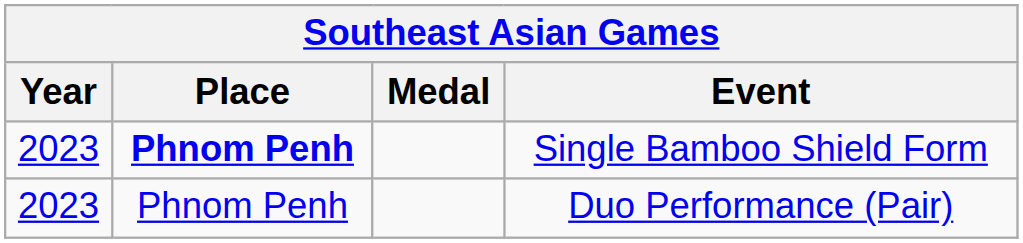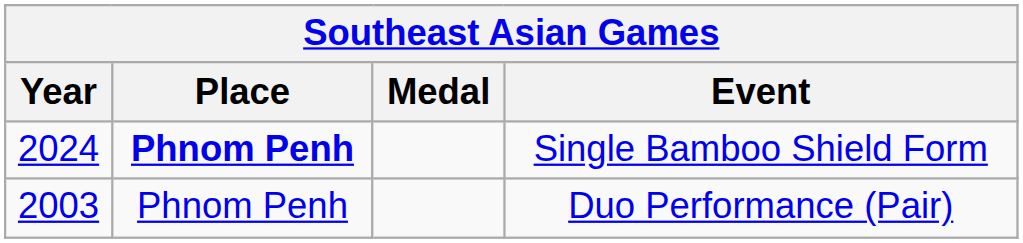(59, 149) 2023 -> (59, 149) 2024
(59, 206) 2023 -> (59, 206) 2003
